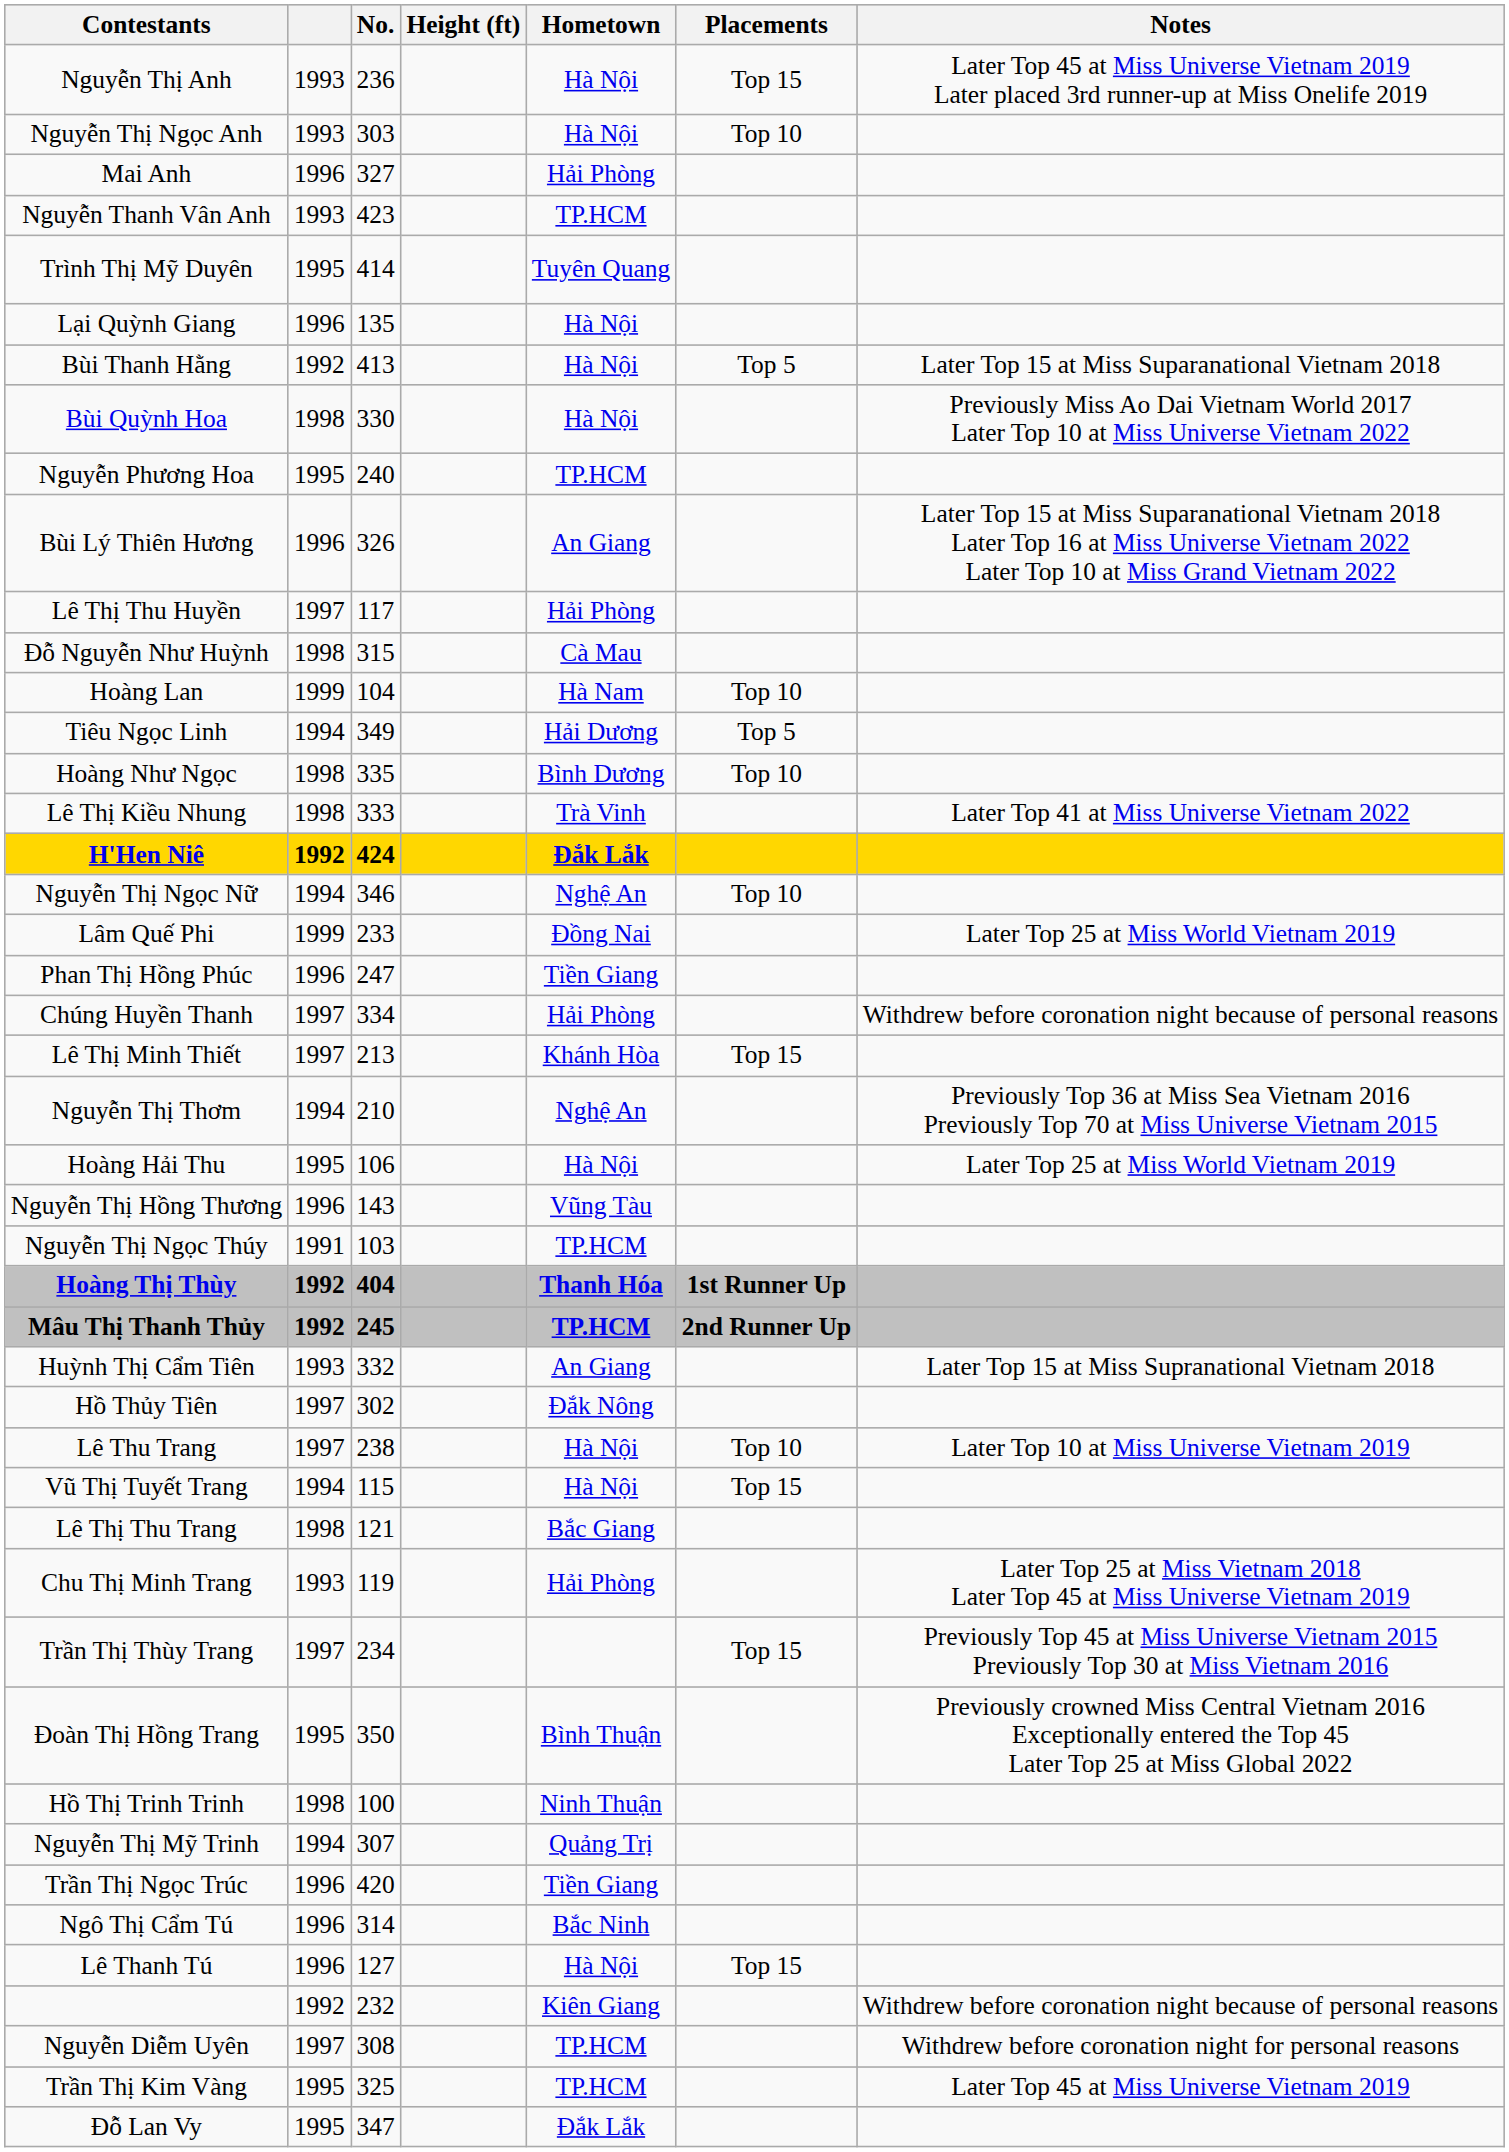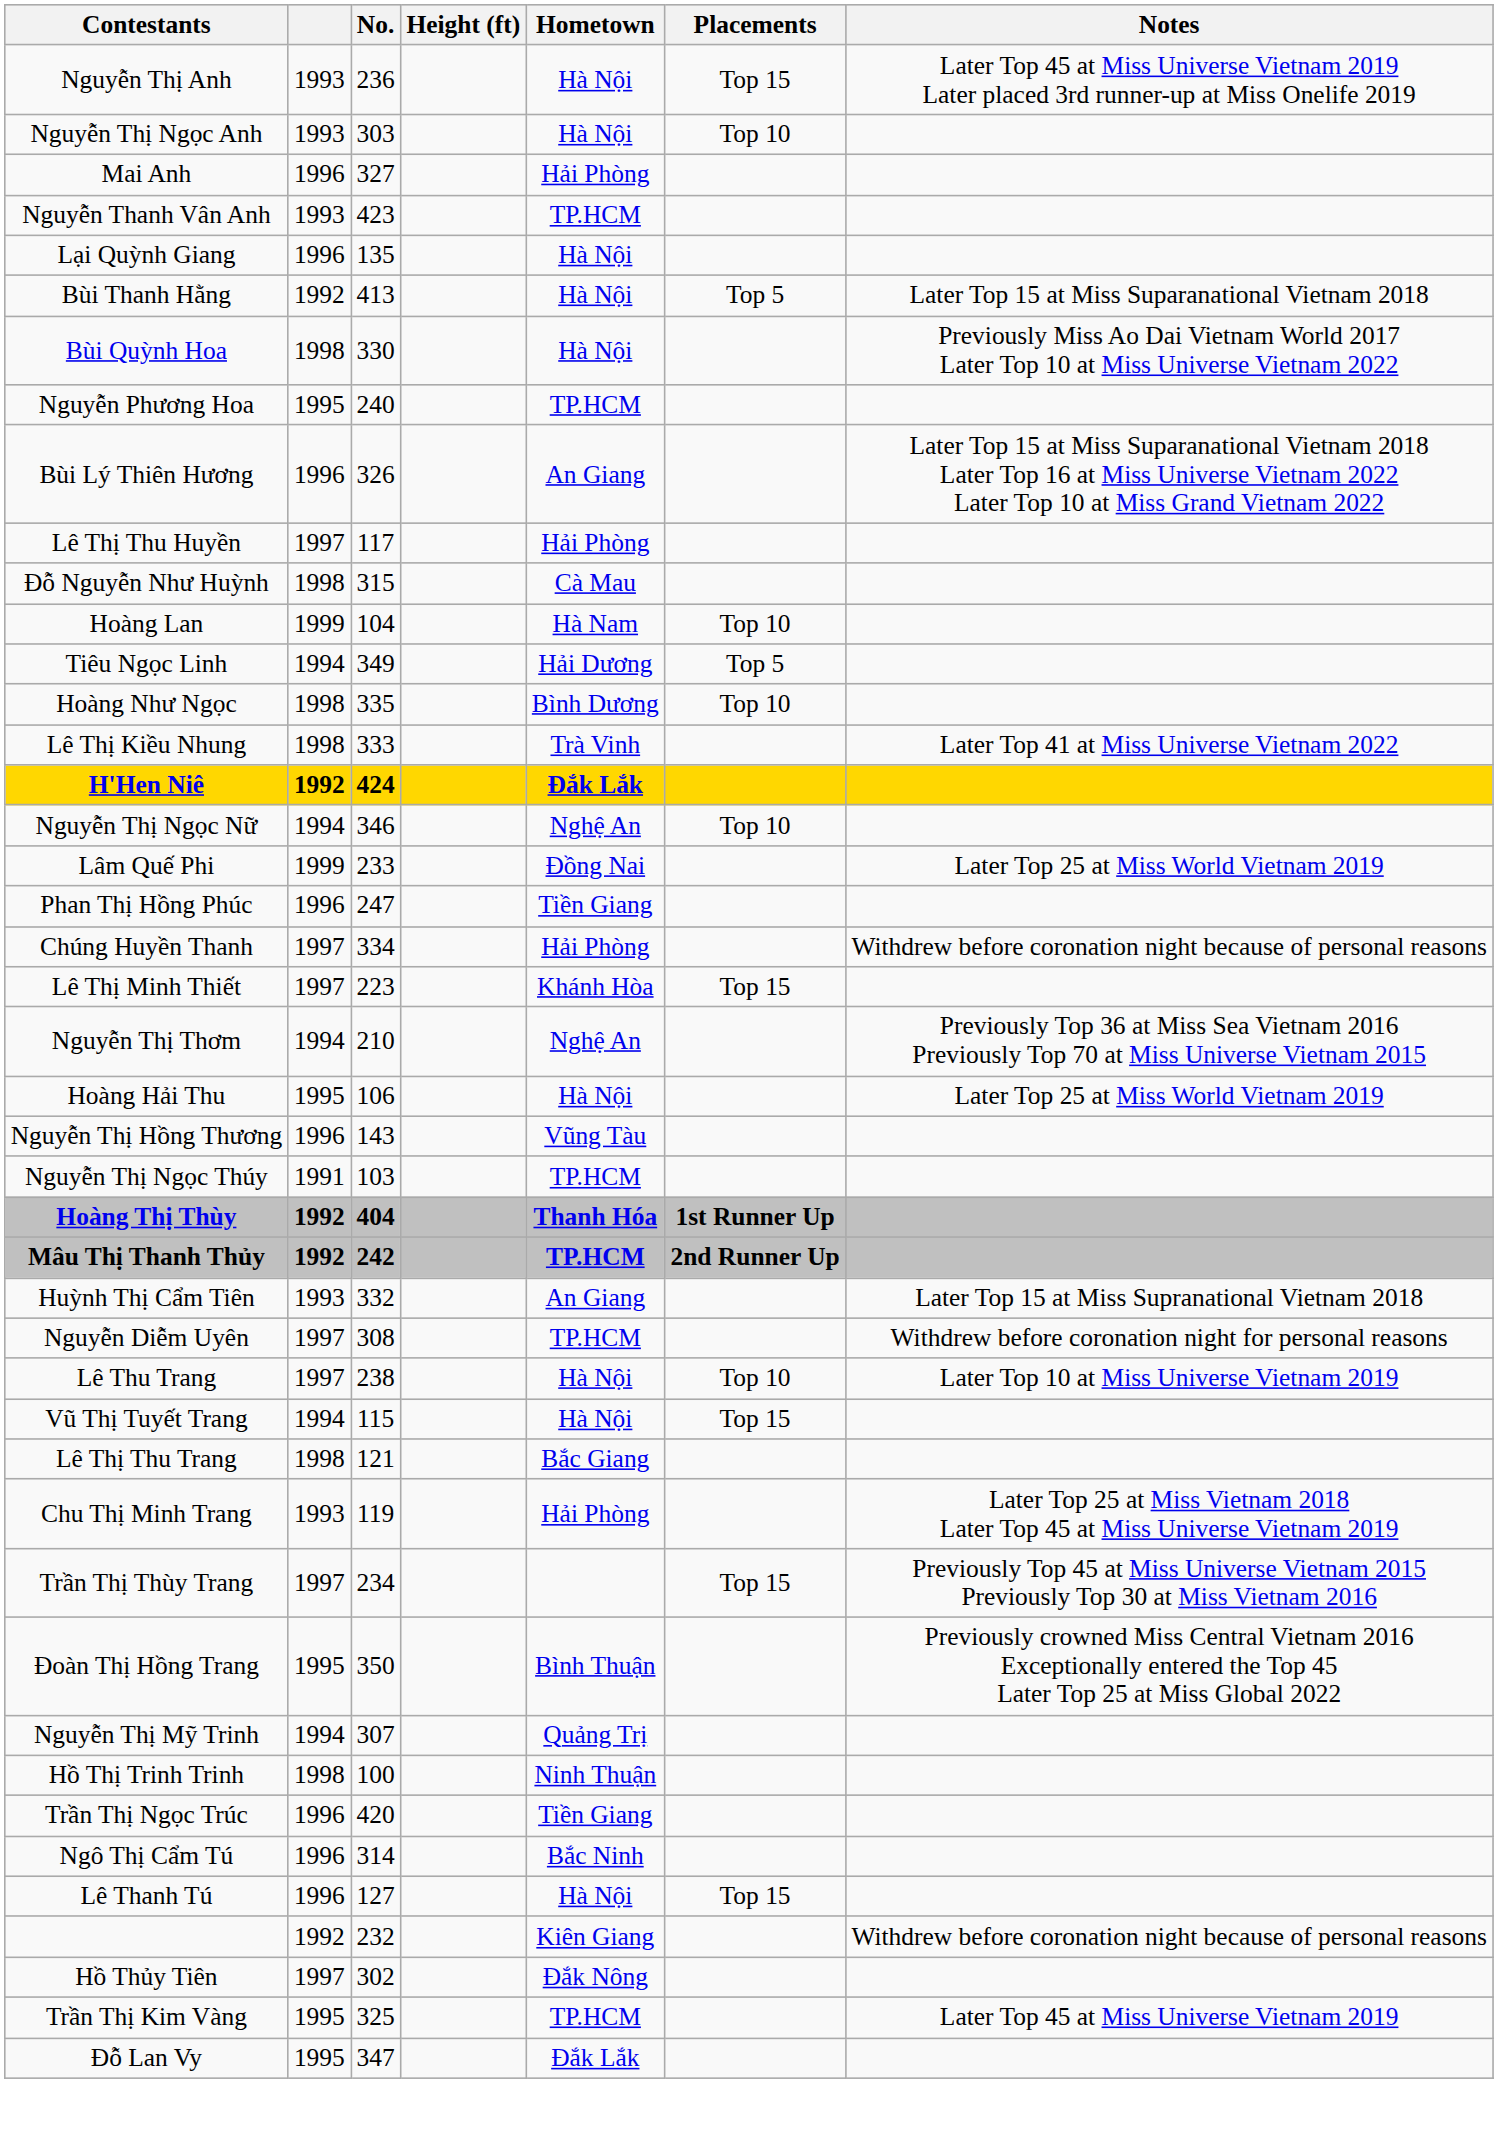- row: (146, 269)
(376, 1055) 213 -> (376, 986) 223
(376, 1326) 245 -> (376, 1257) 242
rows swapped: (146, 1406) <-> (146, 2045)
rows swapped: (146, 1803) <-> (146, 1844)
